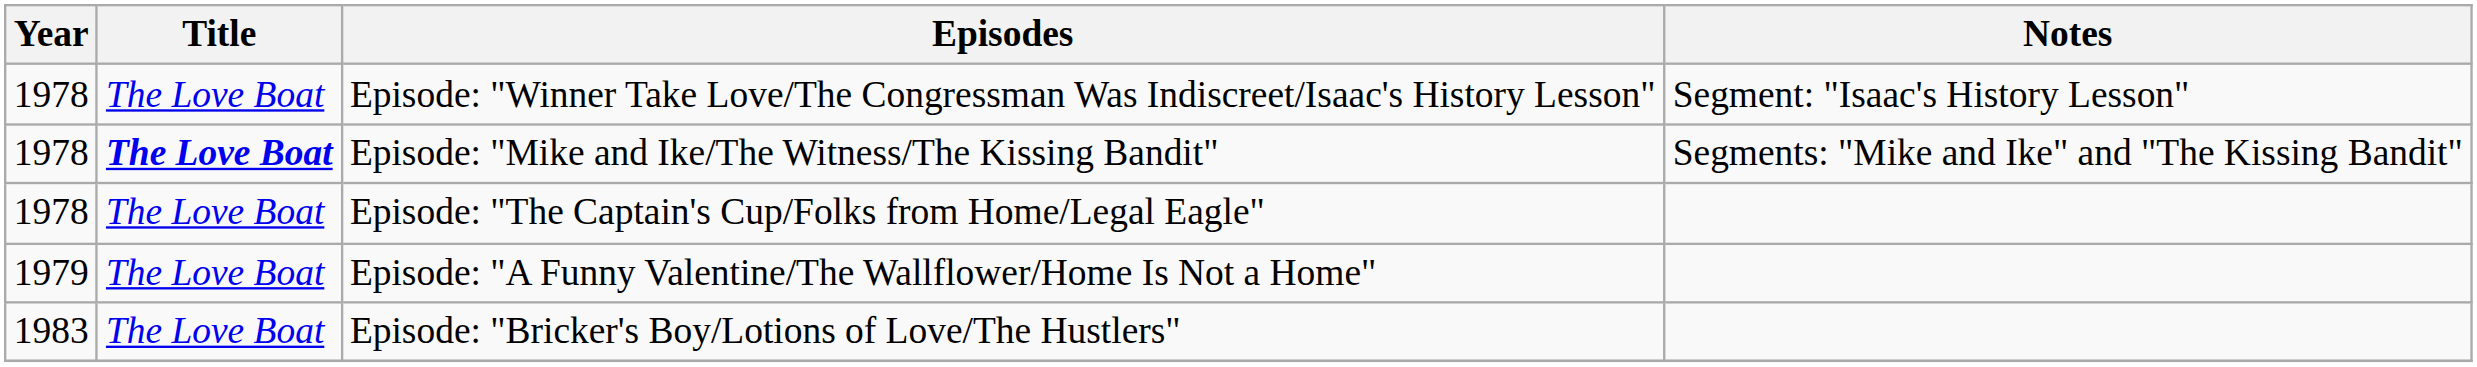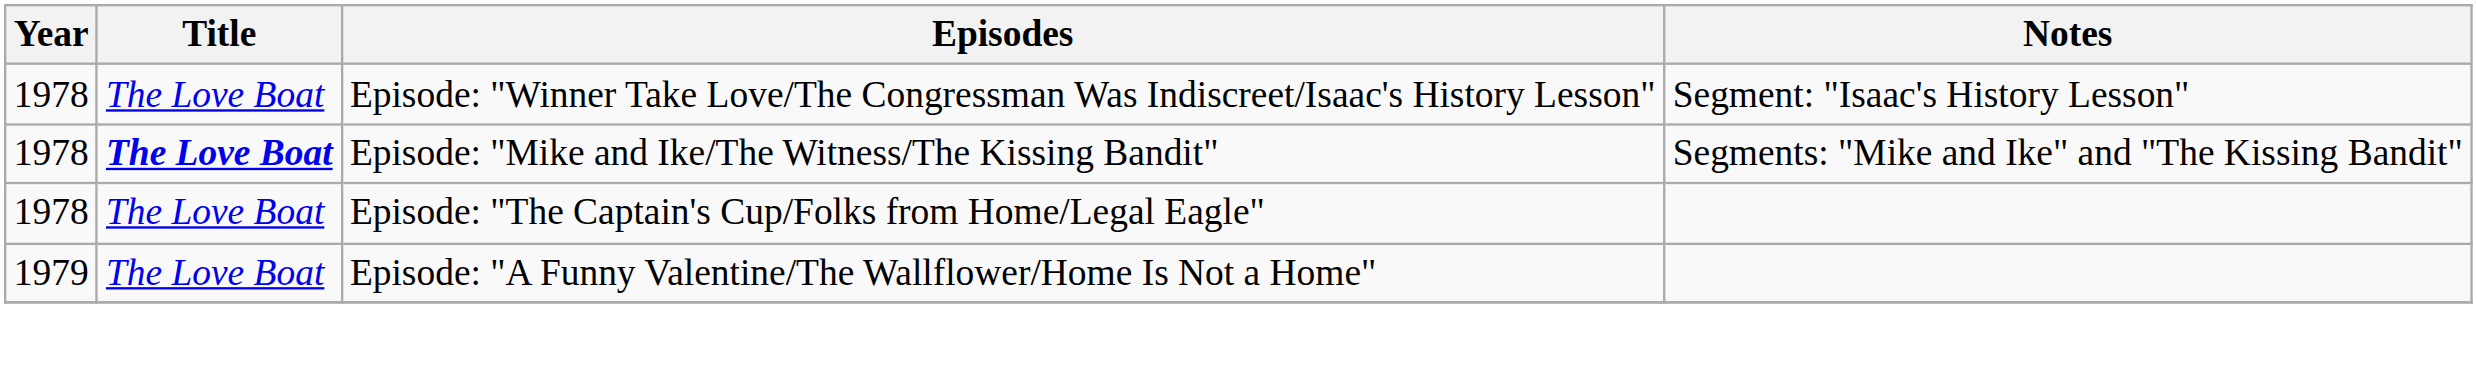- row: (765, 331)
